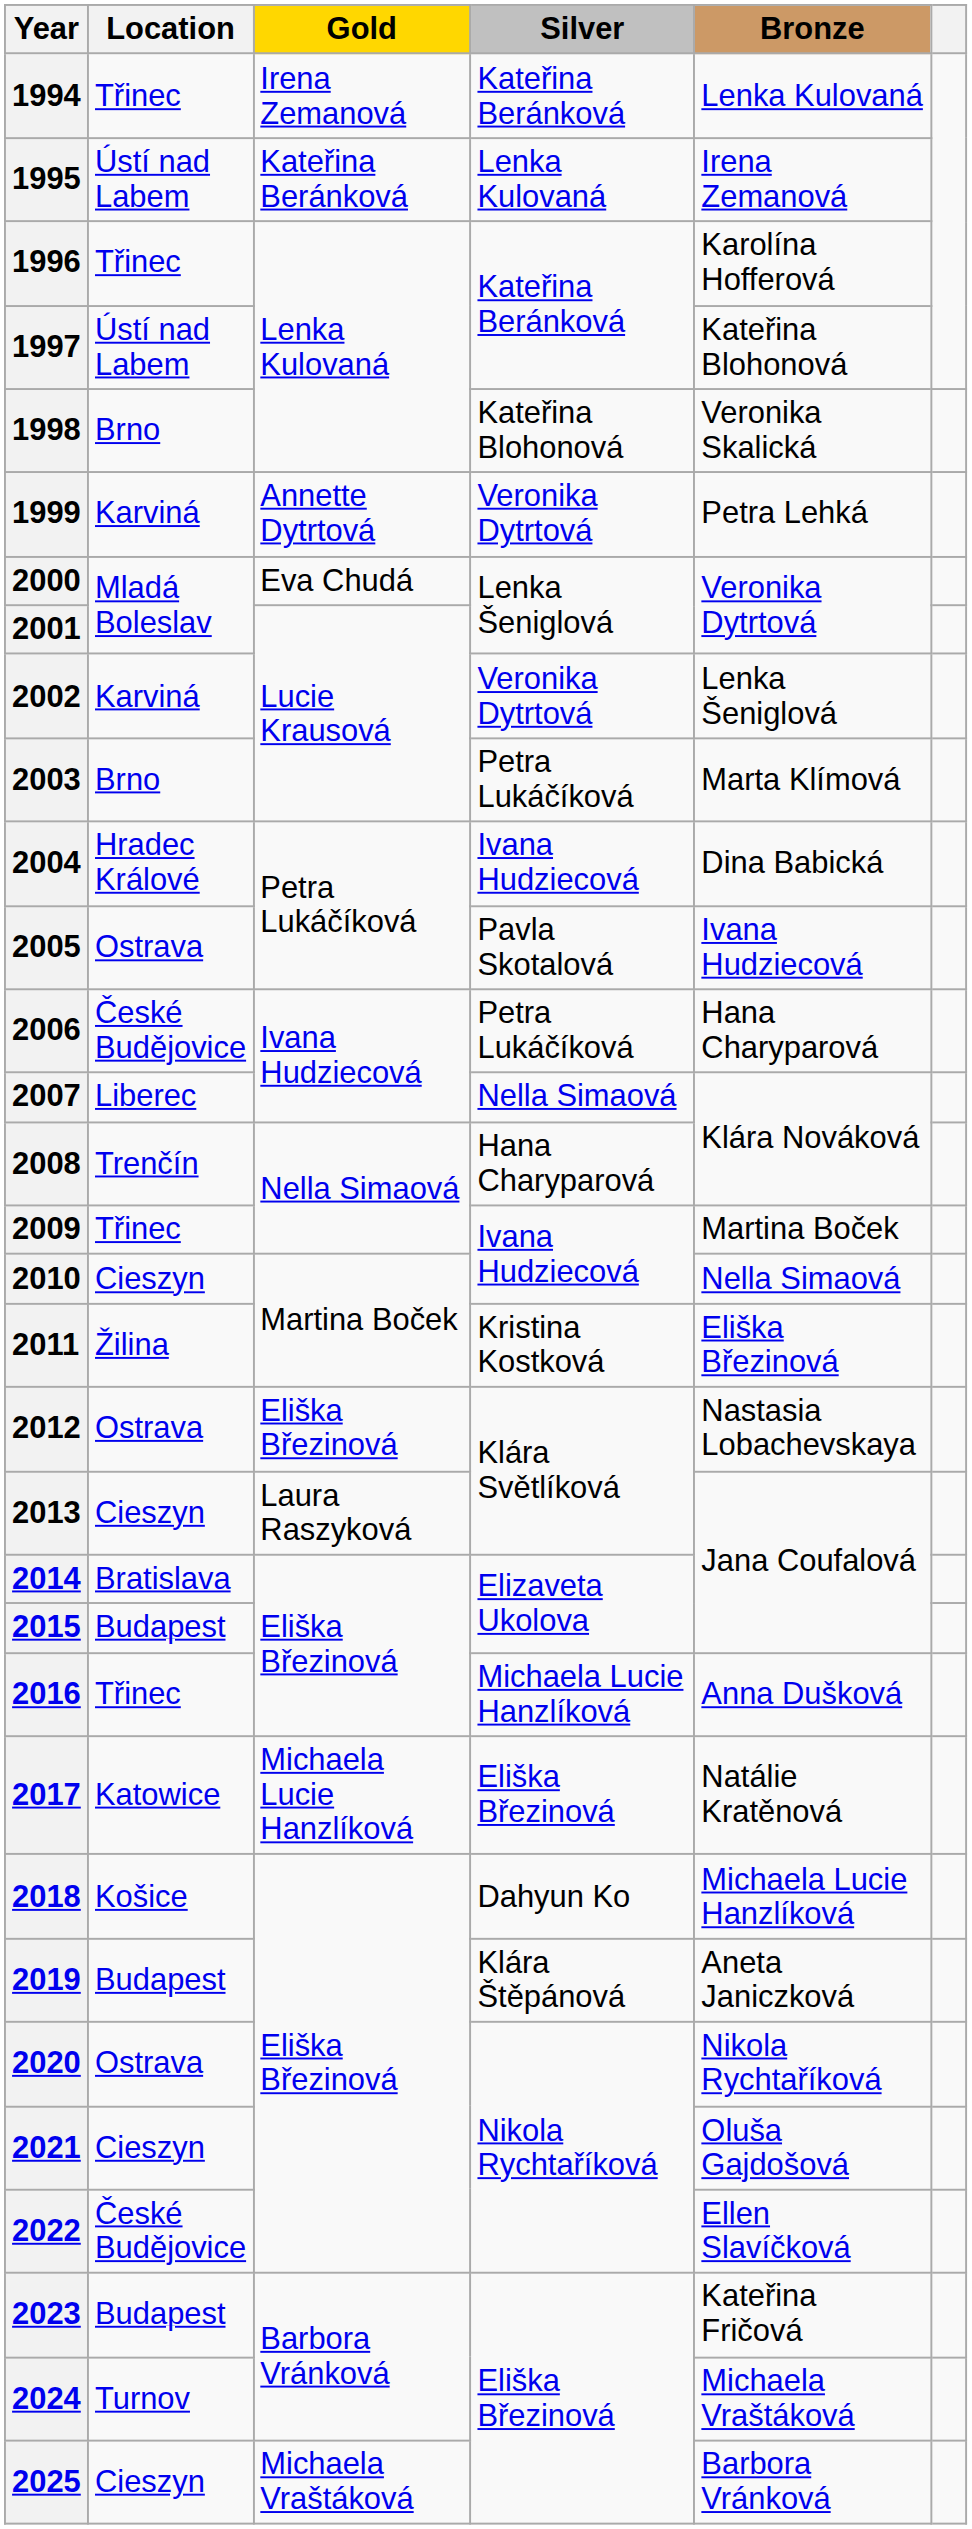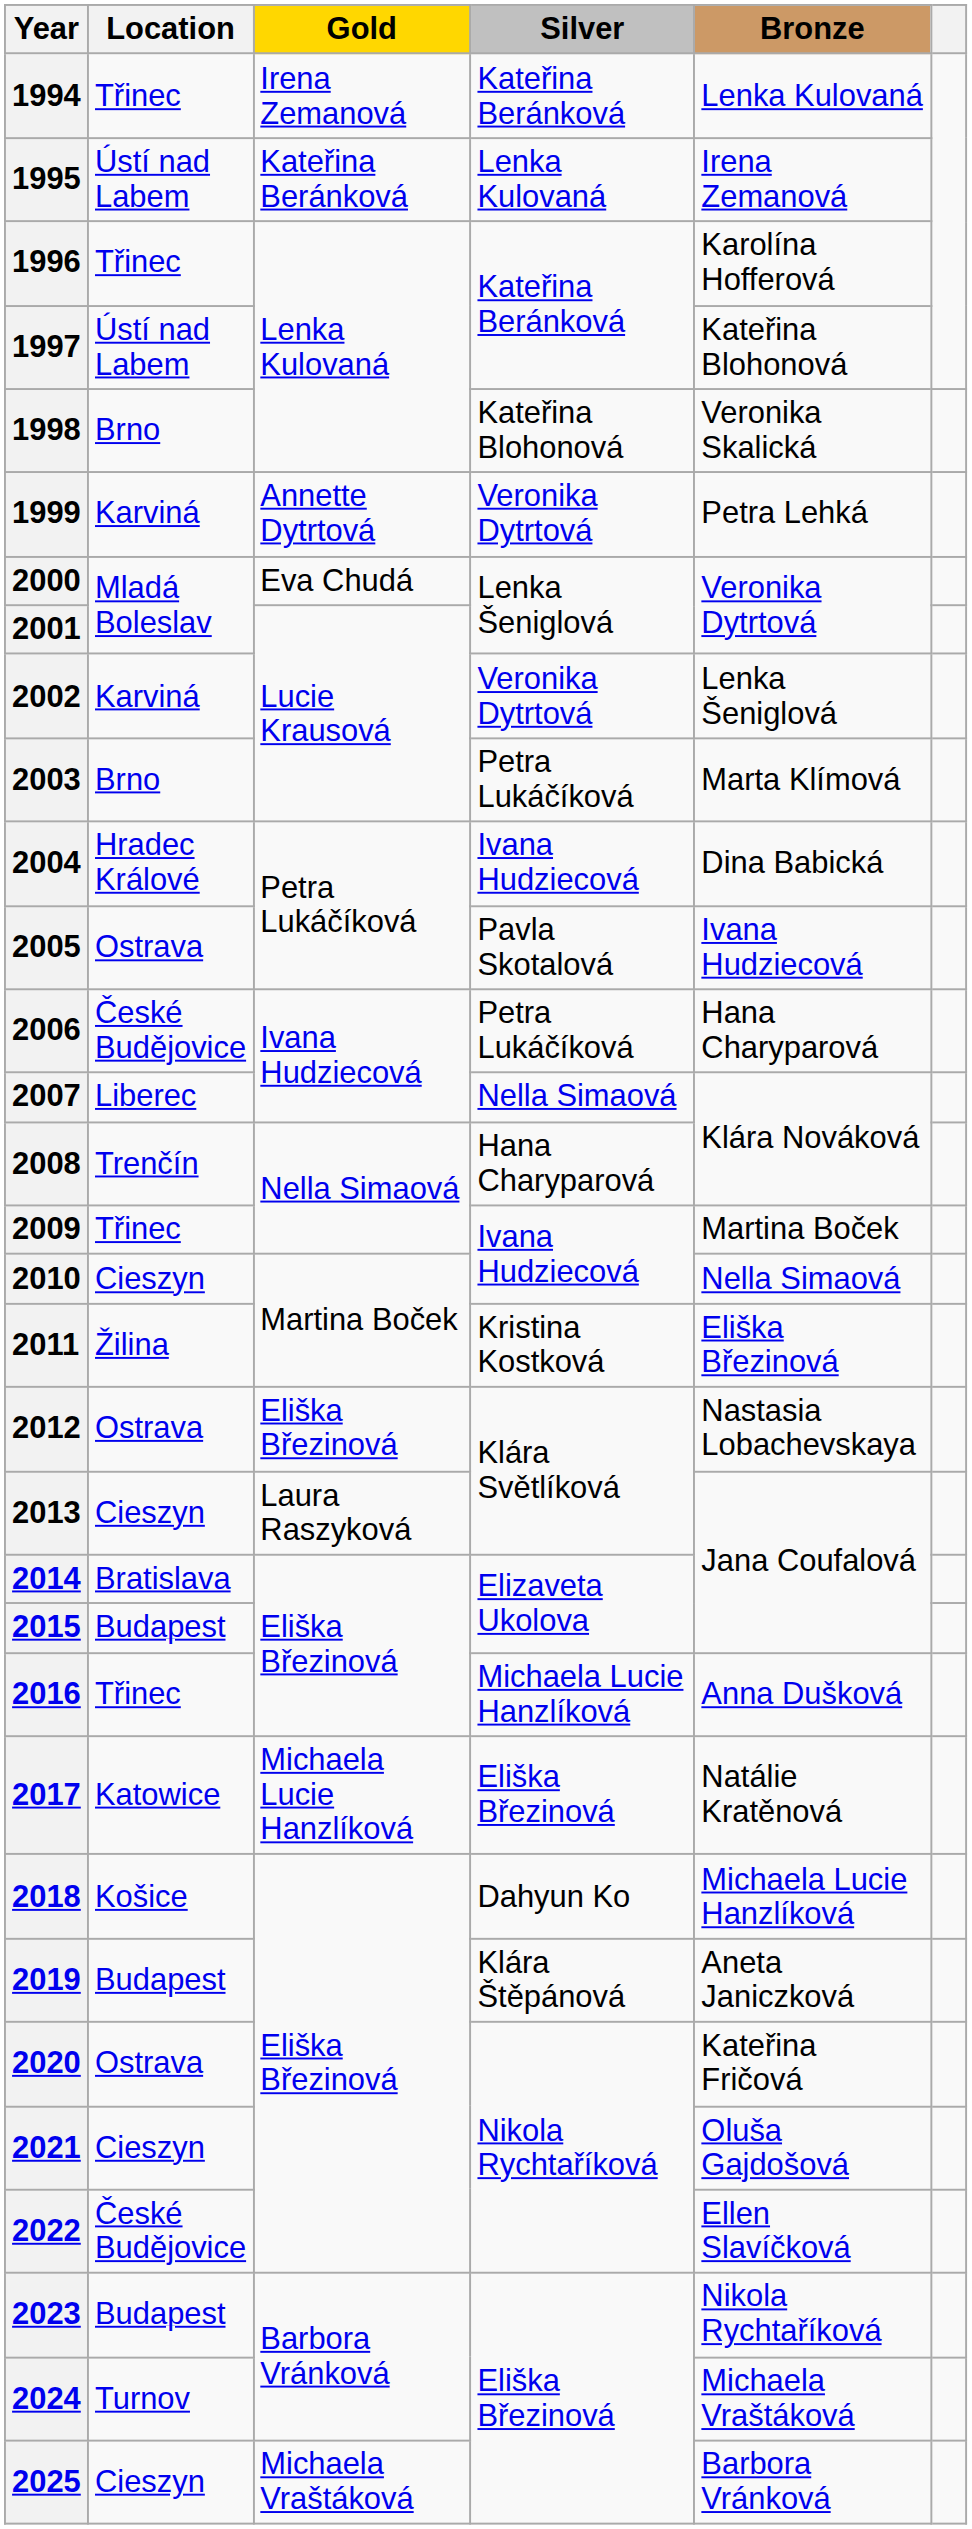(791, 2063) Nikola Rychtaříková -> (759, 2063) Kateřina Fričová
(759, 2314) Kateřina Fričová -> (791, 2314) Nikola Rychtaříková
